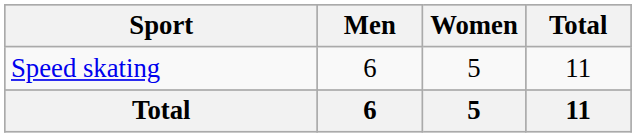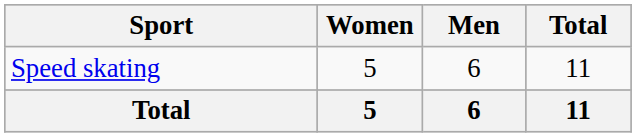columns swapped: (370, 25) <-> (474, 25)
